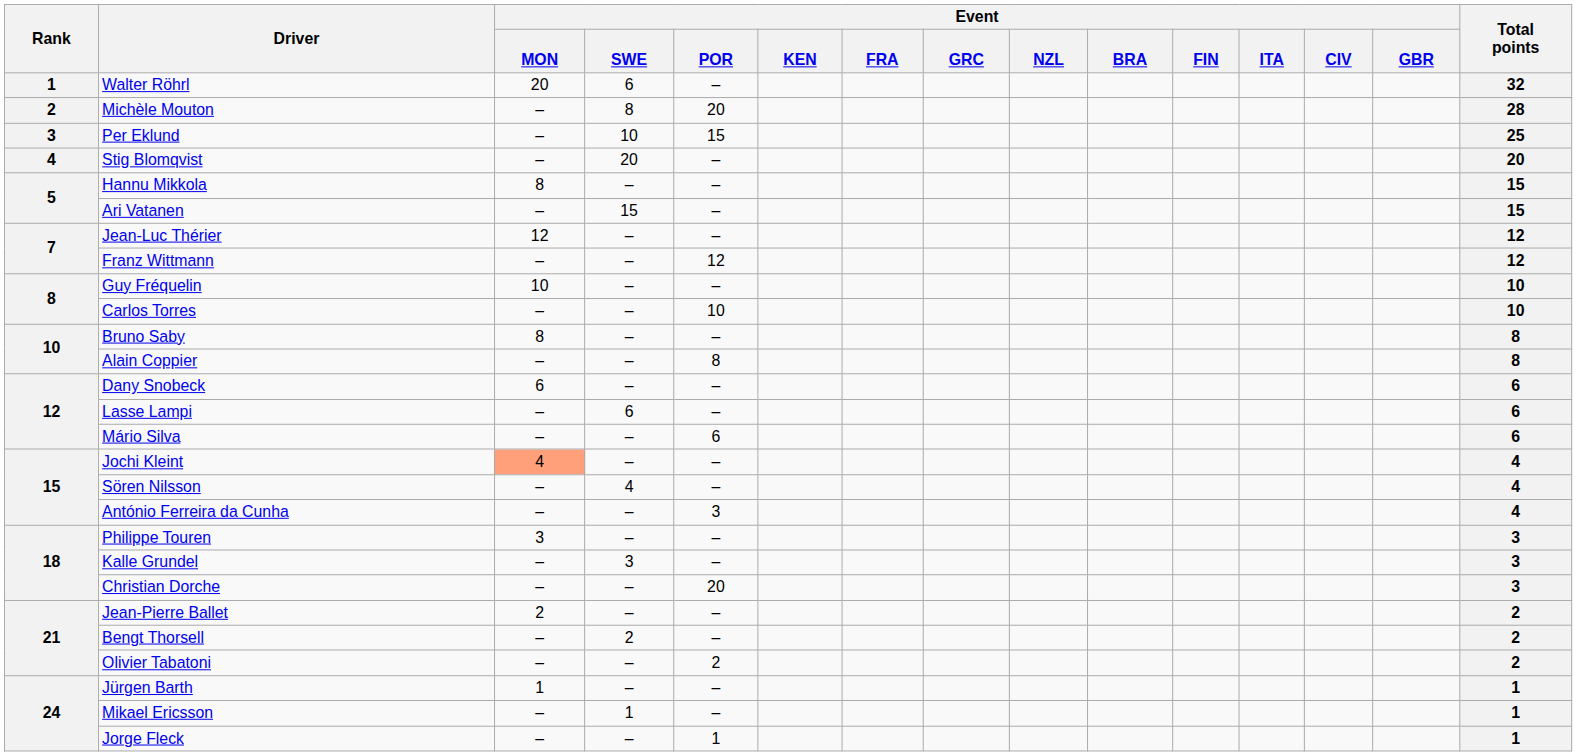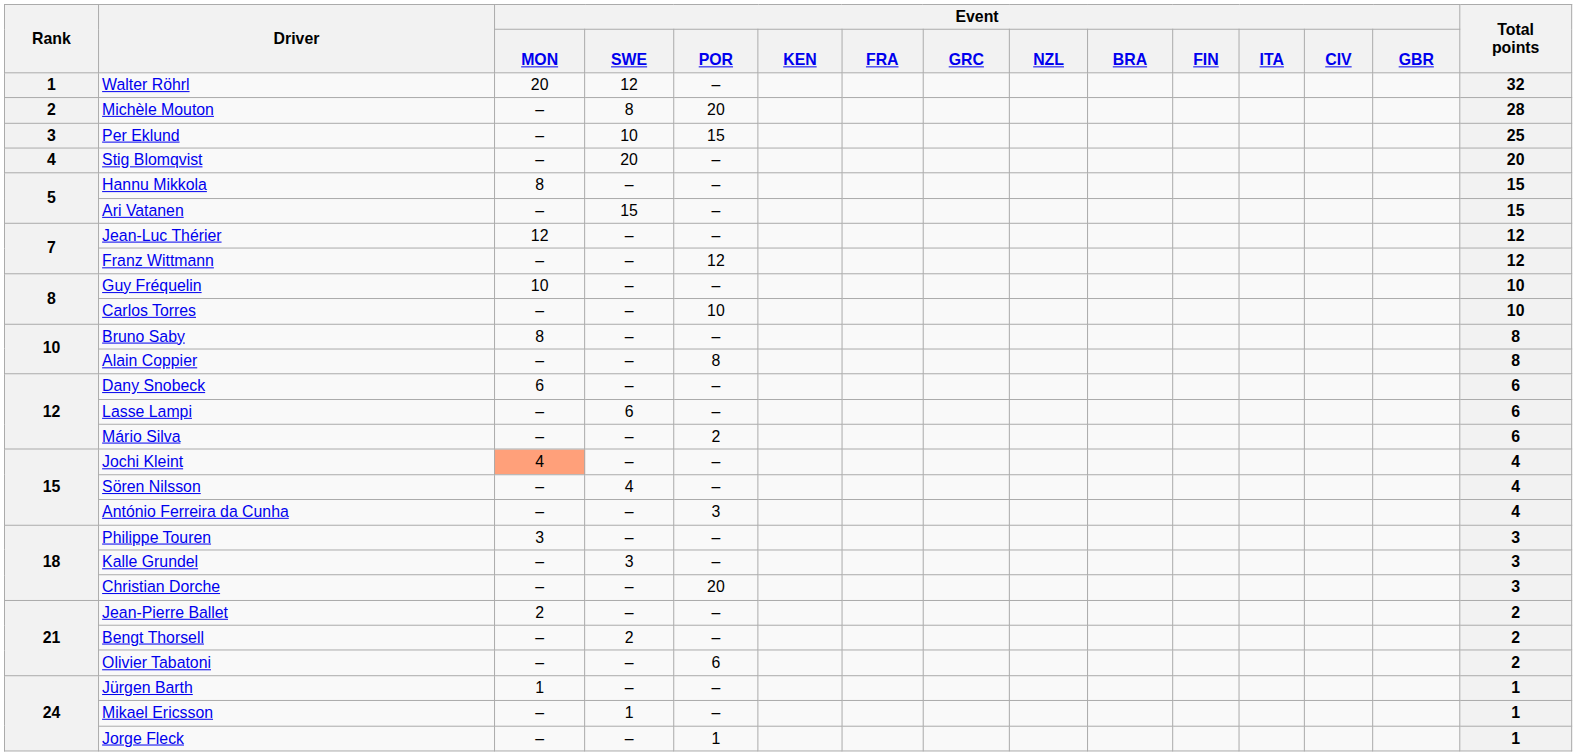(629, 85) 6 -> (629, 85) 12
(716, 436) 6 -> (716, 436) 2
(716, 662) 2 -> (716, 662) 6
